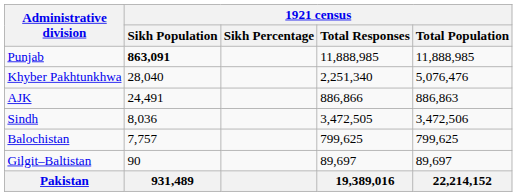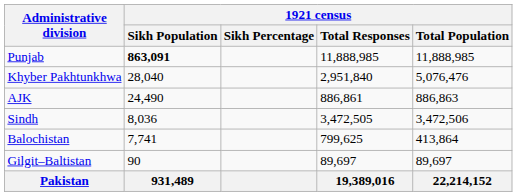(346, 77) 2,251,340 -> (346, 77) 2,951,840
(146, 98) 24,491 -> (146, 98) 24,490
(342, 98) 886,866 -> (342, 98) 886,861
(142, 139) 7,757 -> (142, 139) 7,741
(437, 139) 799,625 -> (437, 139) 413,864
